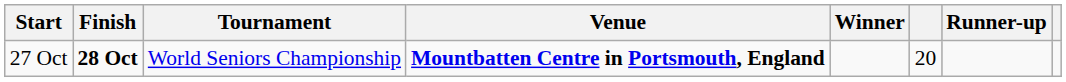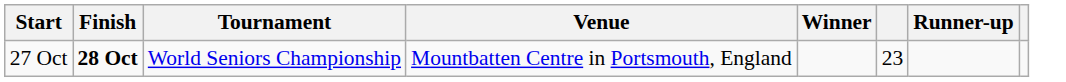(618, 57) bold -> (601, 57) normal
(925, 57) 20 -> (892, 57) 23
